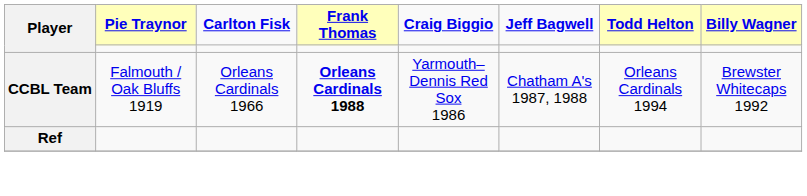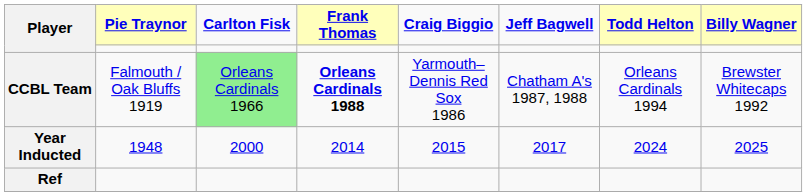(247, 89) no background -> (247, 89) lightgreen background
+ row: (50, 147)
